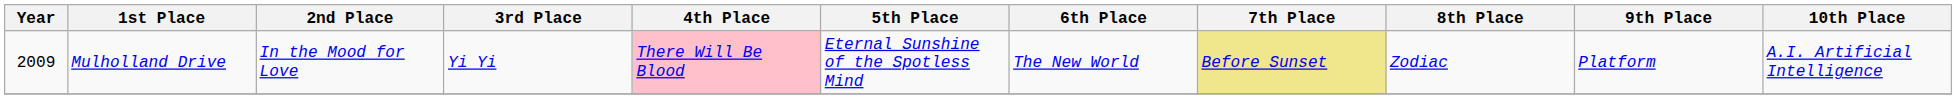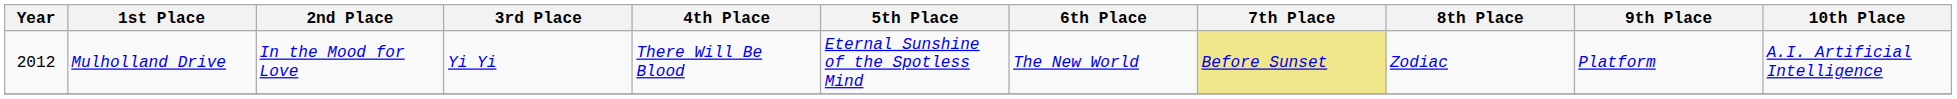(36, 63) 2009 -> (36, 63) 2012
(699, 63) pink background -> (699, 63) no background
